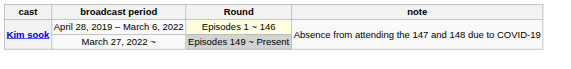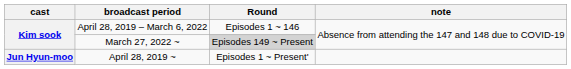(239, 27) lightyellow background -> (262, 27) no background
+ row: (142, 57)
